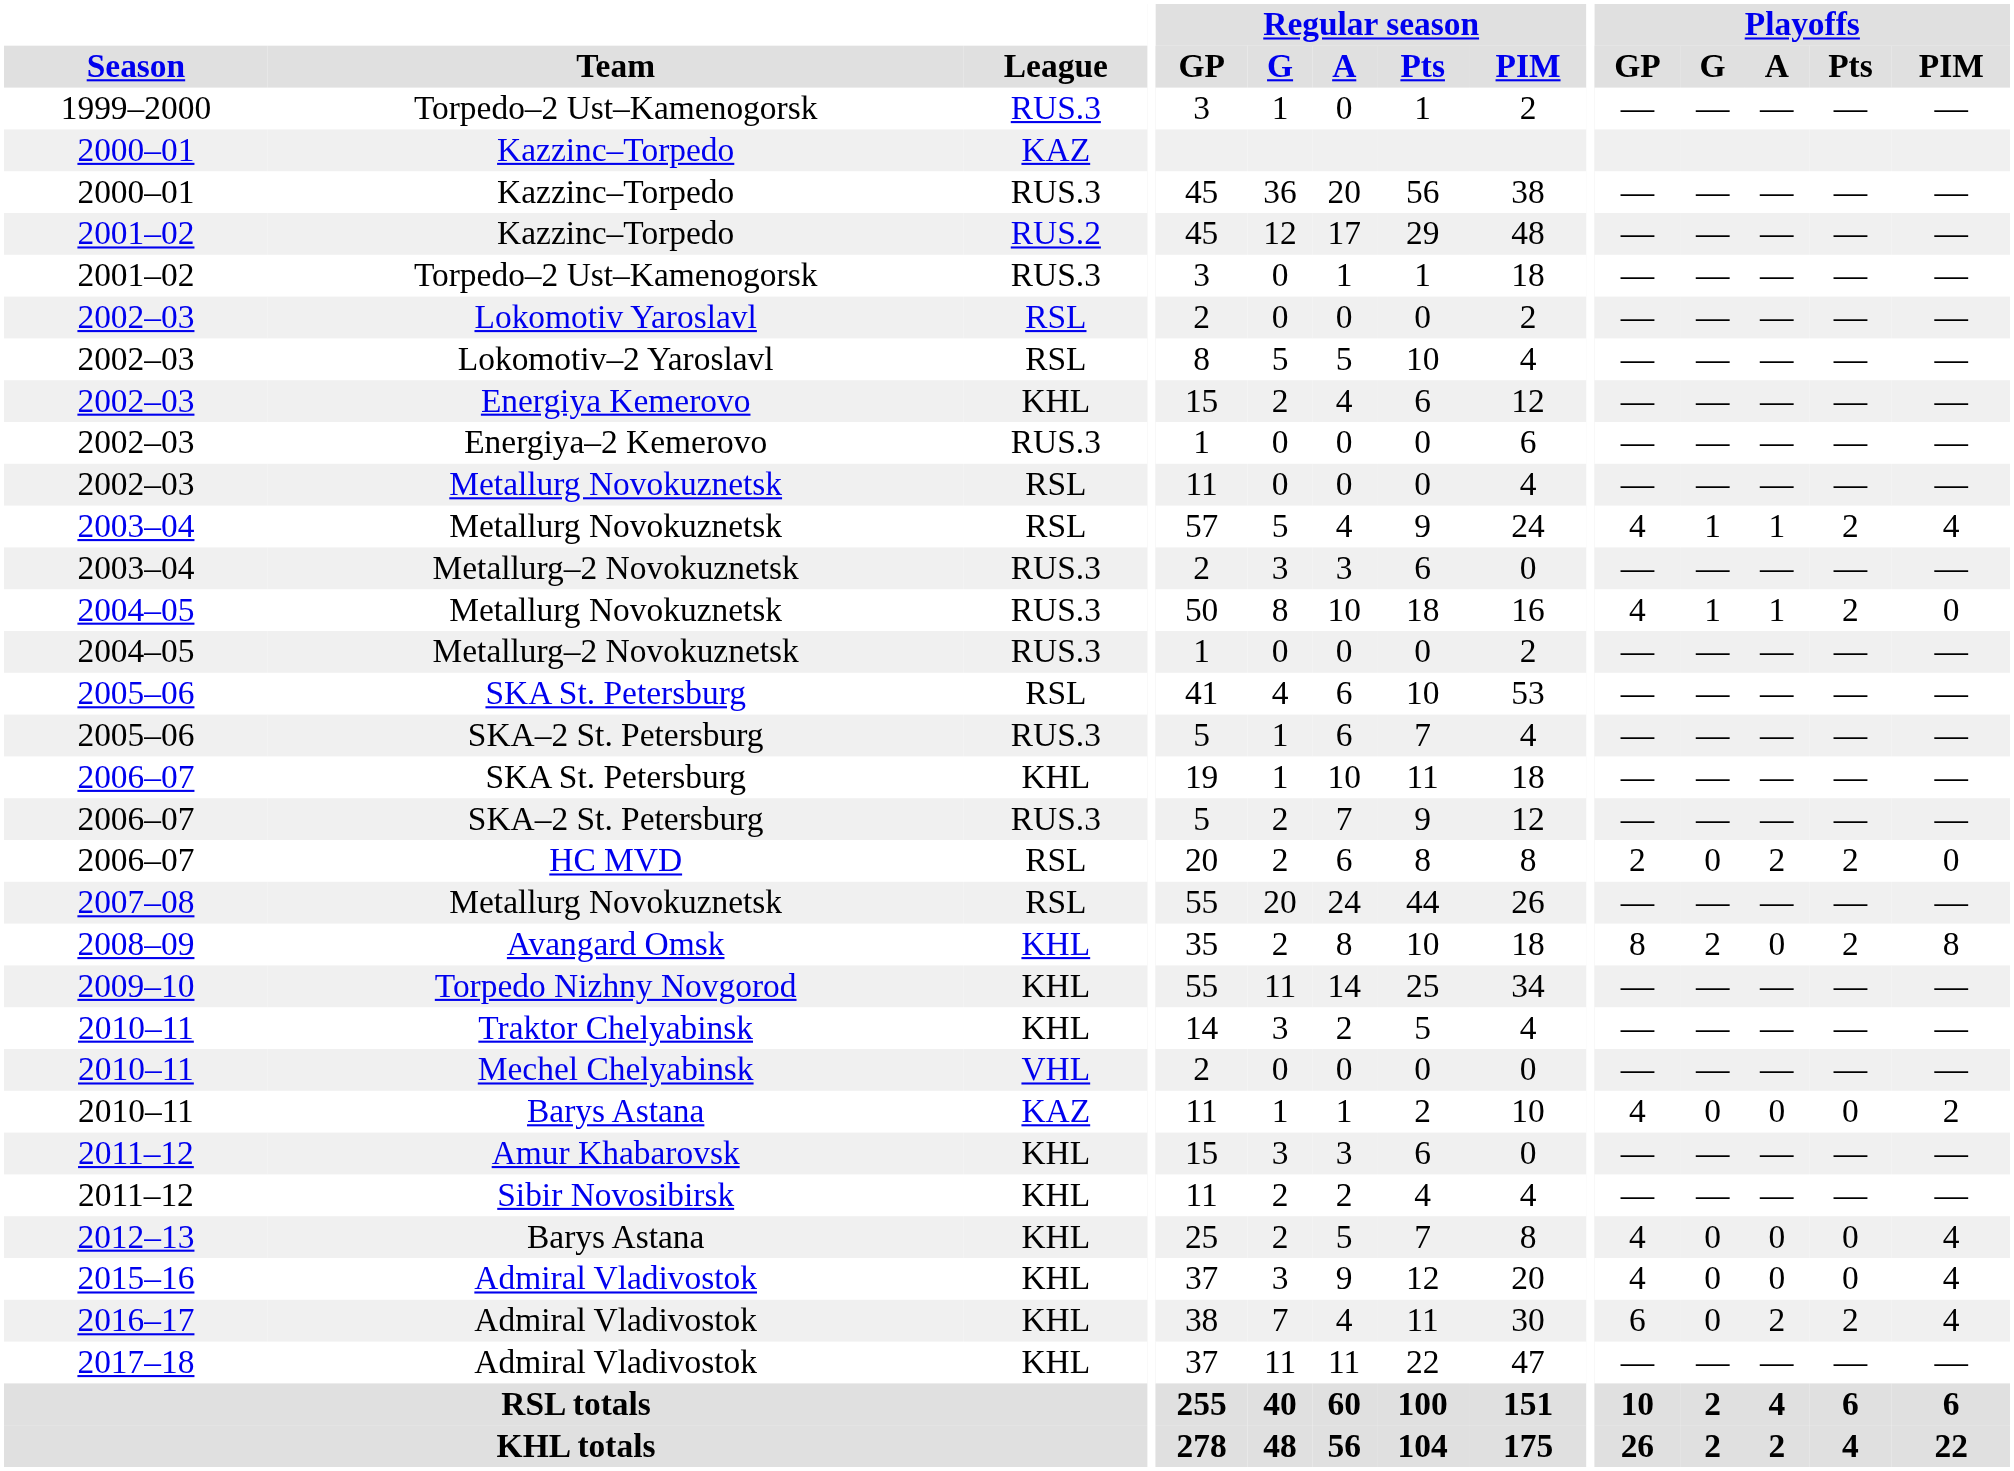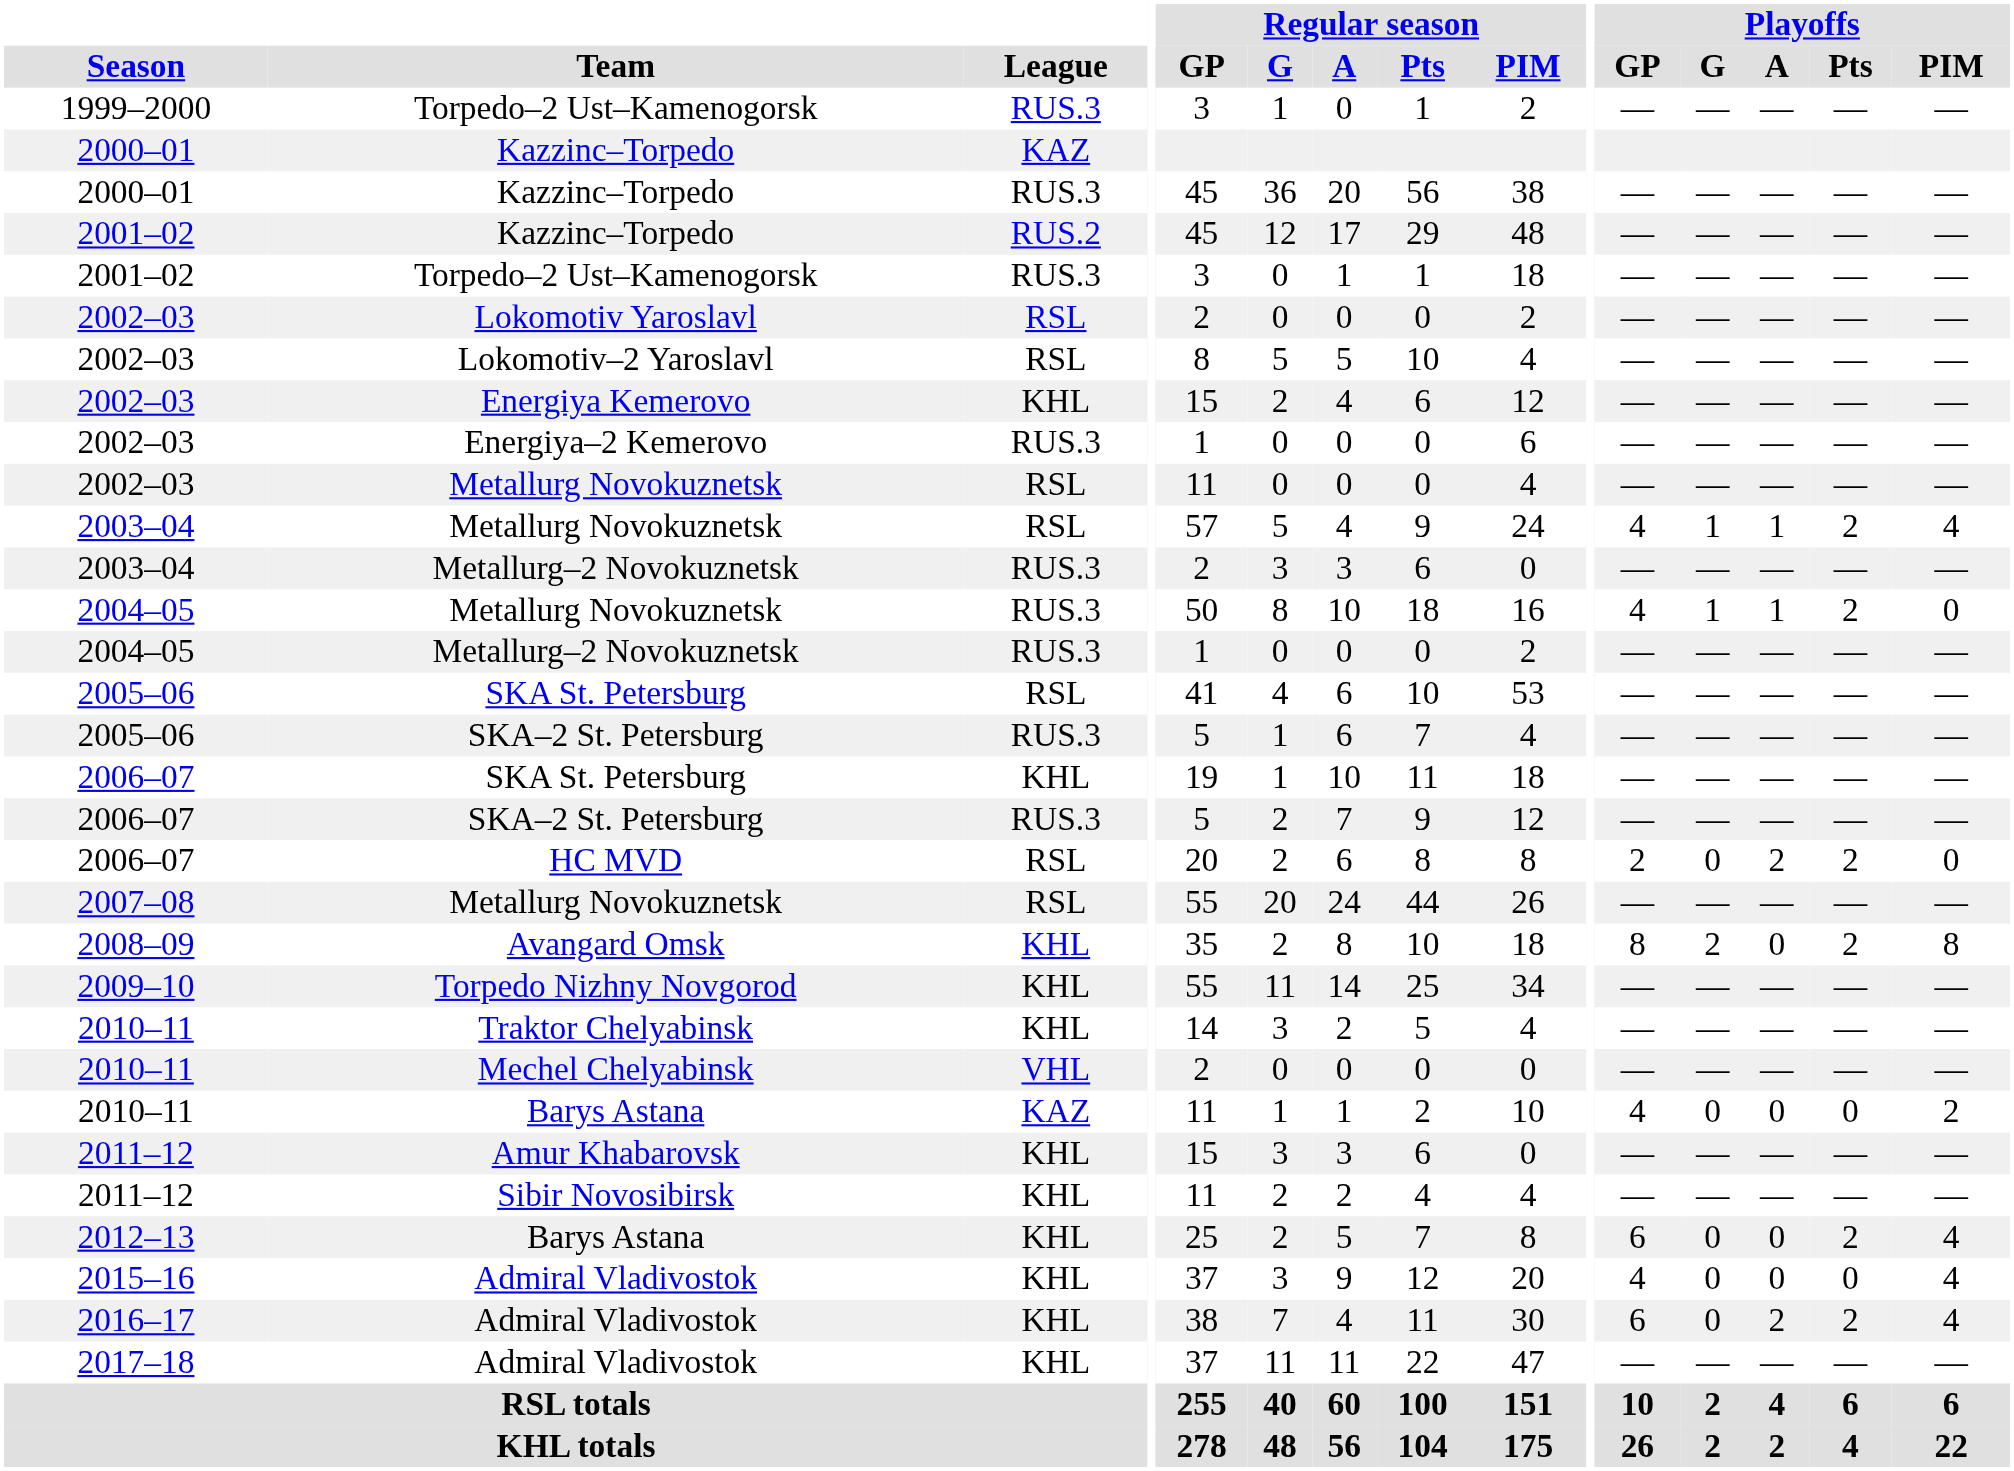(1637, 1236) 4 -> (1637, 1236) 6
(1850, 1236) 0 -> (1850, 1236) 2
